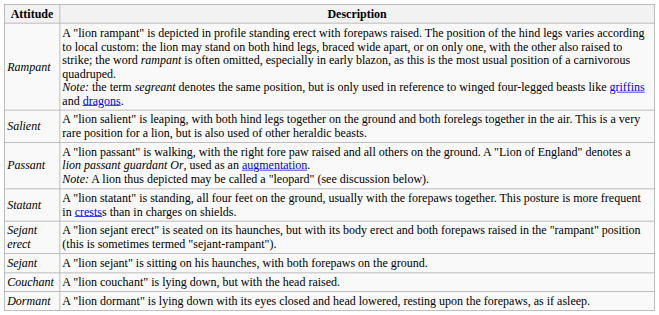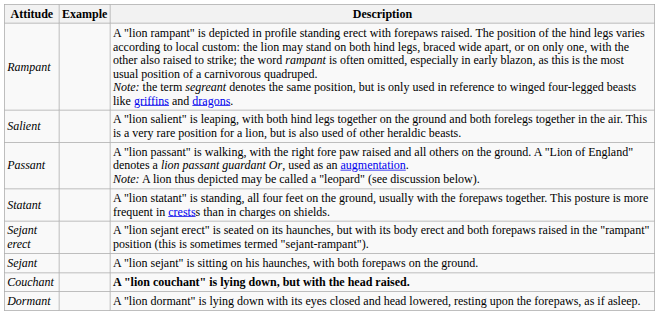+ column: (85, 14)
(201, 282) normal -> (261, 282) bold
